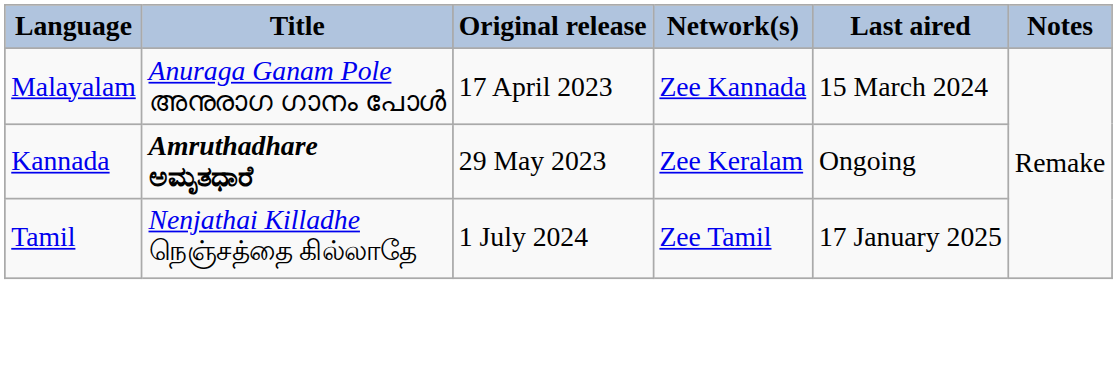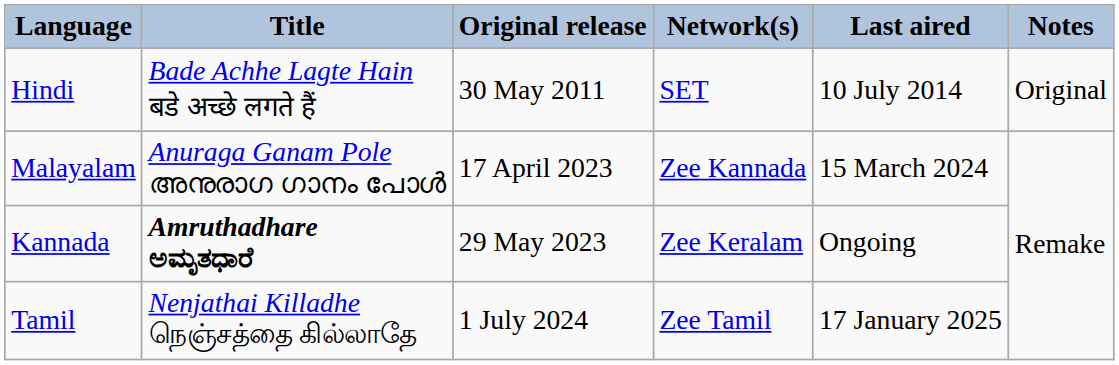+ row: (43, 89)
